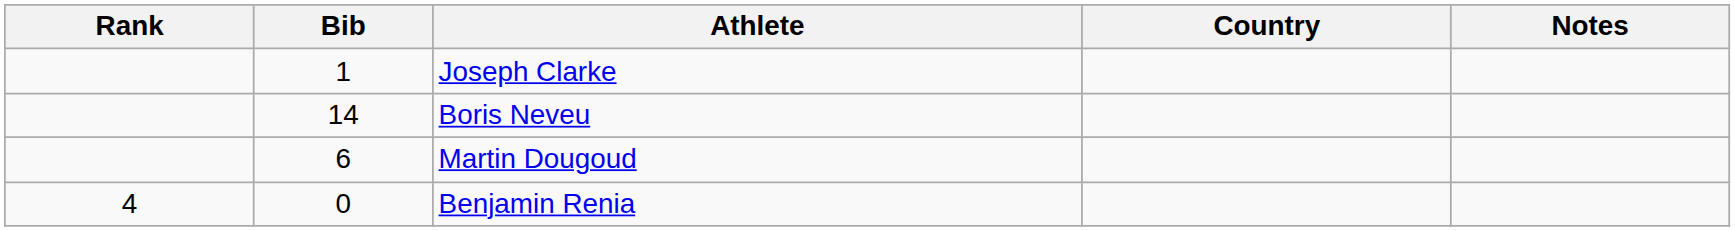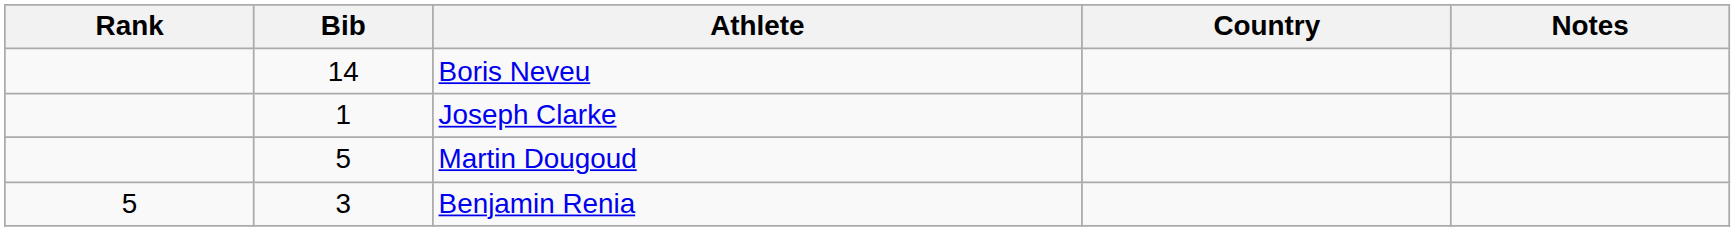rows swapped: (528, 70) <-> (514, 114)
(343, 159) 6 -> (343, 159) 5
(130, 203) 4 -> (130, 203) 5
(343, 203) 0 -> (343, 203) 3
